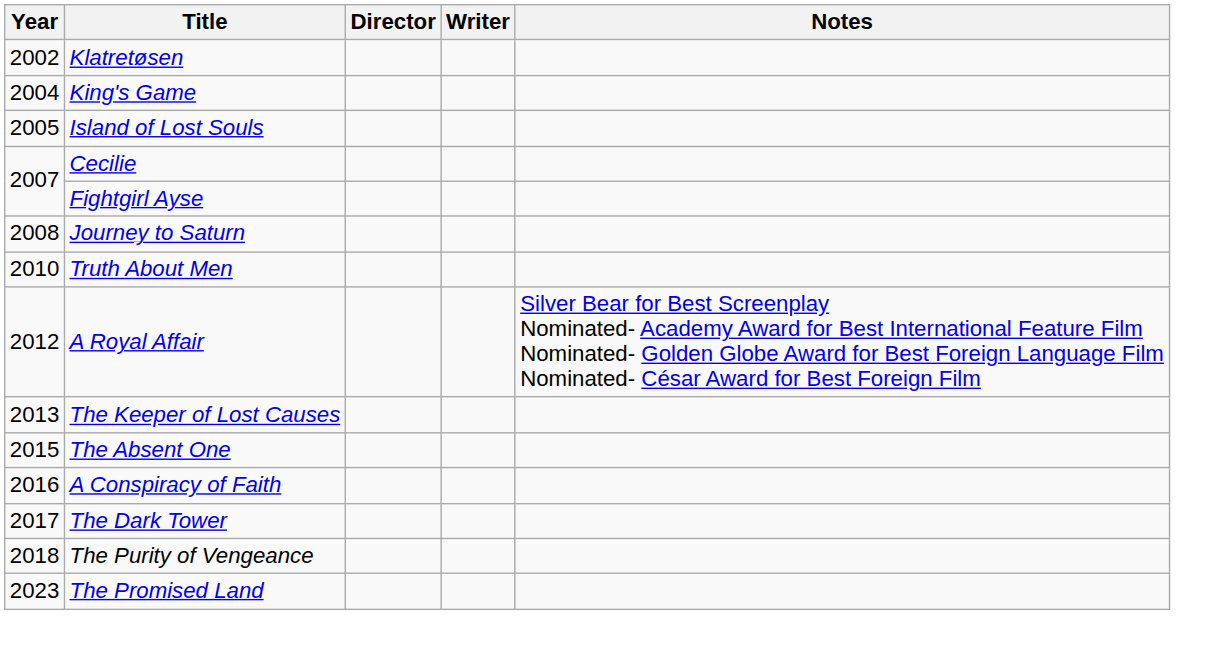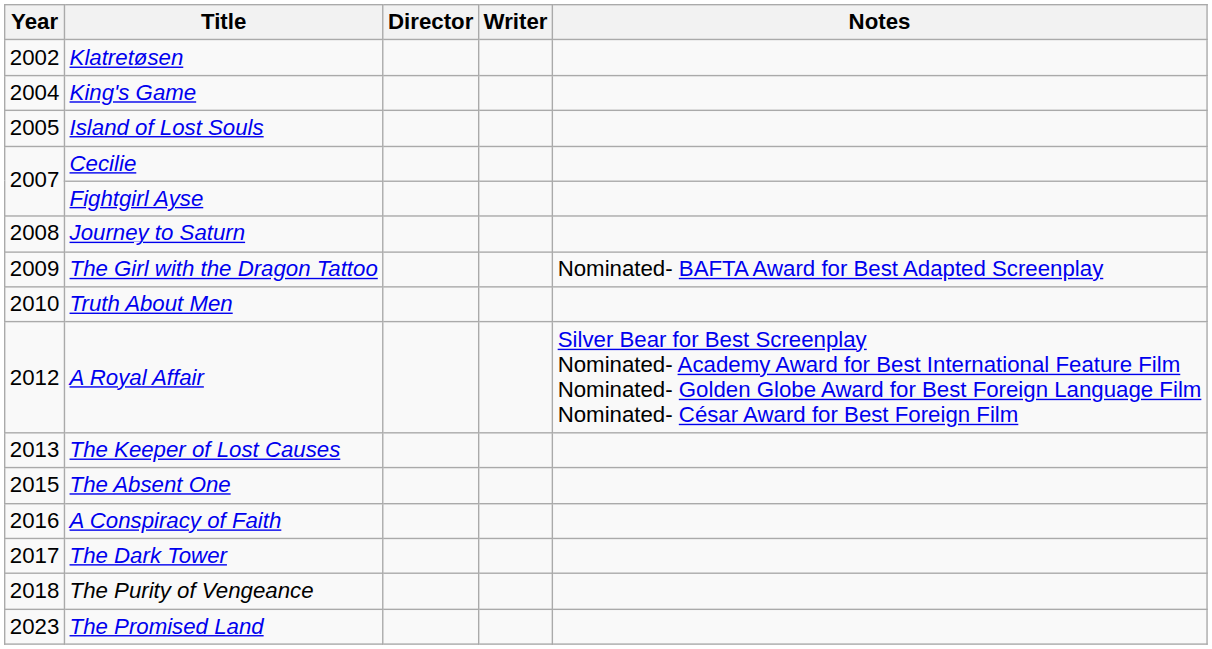+ row: (224, 269)
